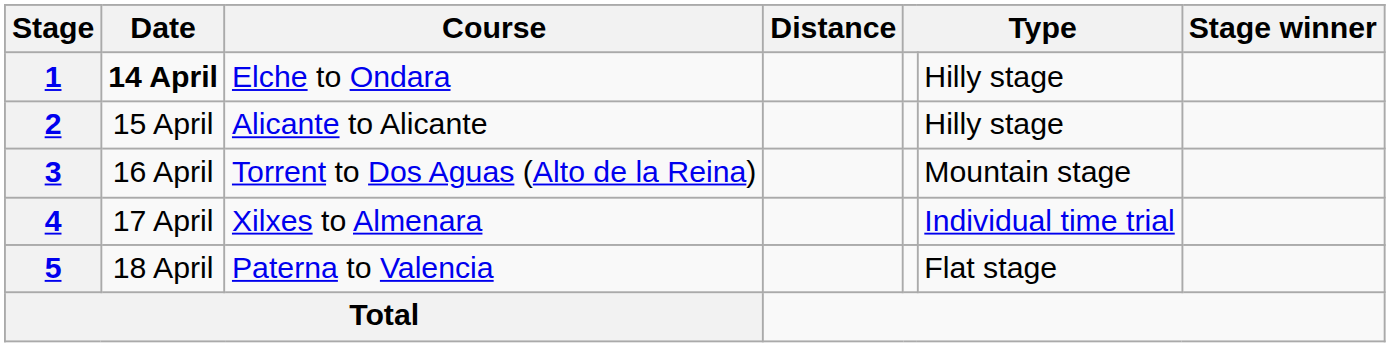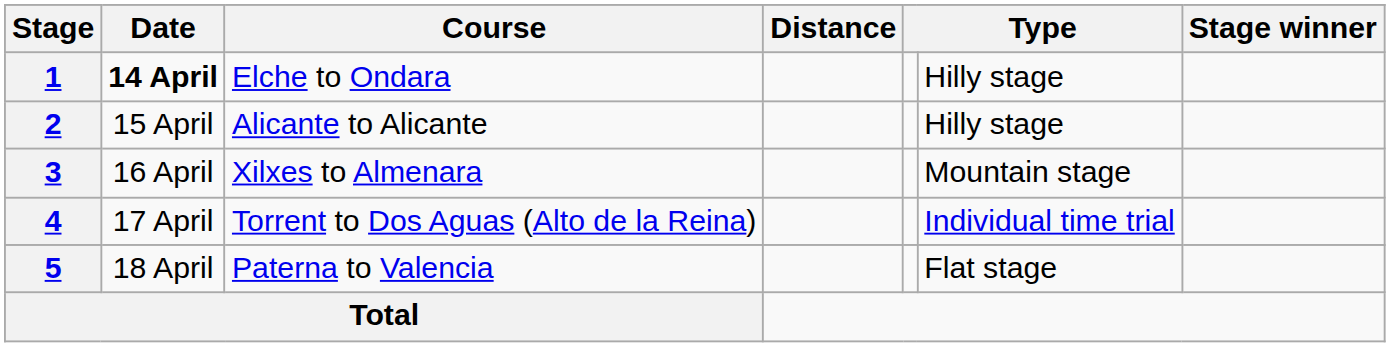(494, 172) Torrent to Dos Aguas (Alto de la Reina) -> (357, 172) Xilxes to Almenara
(357, 220) Xilxes to Almenara -> (494, 220) Torrent to Dos Aguas (Alto de la Reina)
